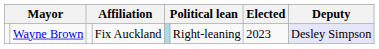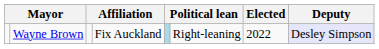(259, 33) 2023 -> (259, 33) 2022
